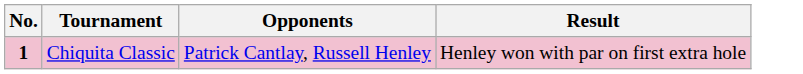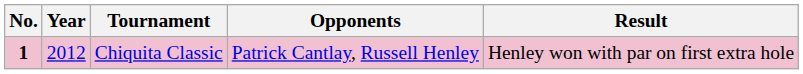+ column: (66, 20)
